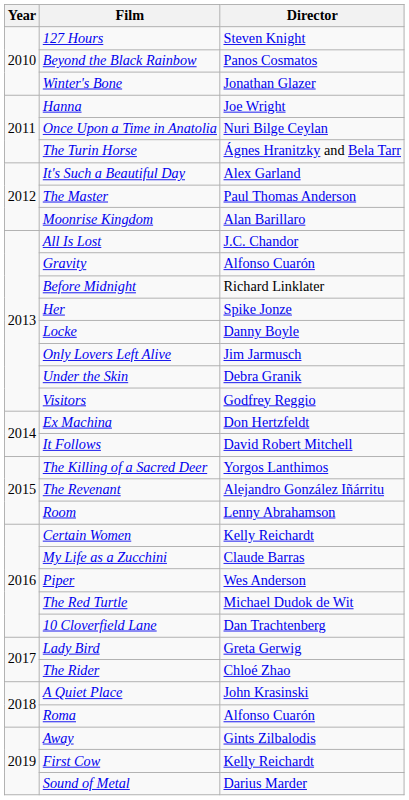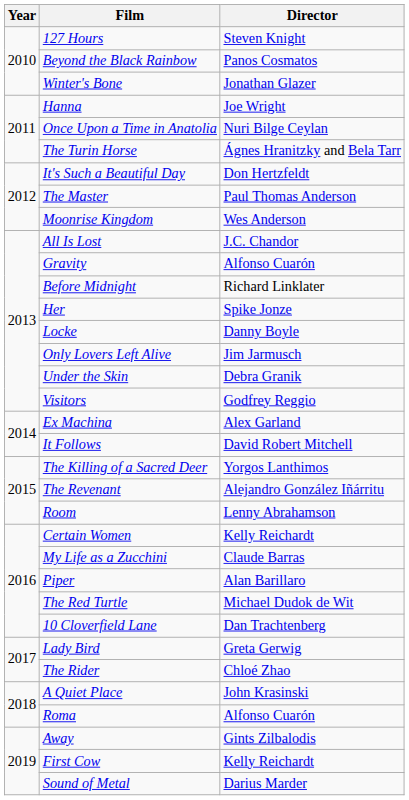(262, 173) Alex Garland -> (266, 173) Don Hertzfeldt
(264, 219) Alan Barillaro -> (265, 219) Wes Anderson
(266, 422) Don Hertzfeldt -> (262, 422) Alex Garland
(265, 580) Wes Anderson -> (264, 580) Alan Barillaro
